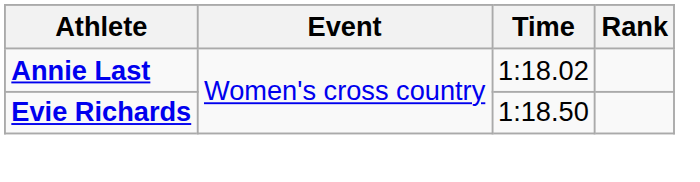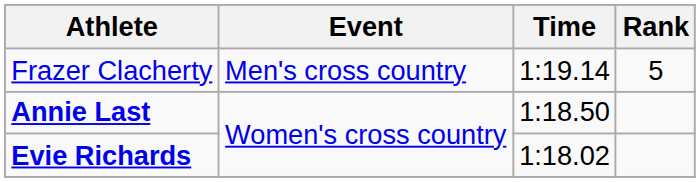+ row: (112, 70)
(543, 70) 1:18.02 -> (565, 113) 1:18.50
(543, 113) 1:18.50 -> (565, 156) 1:18.02
